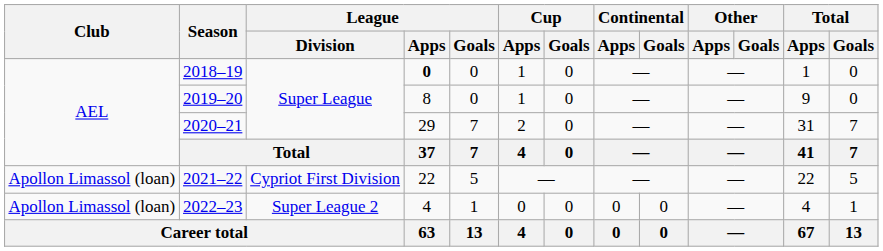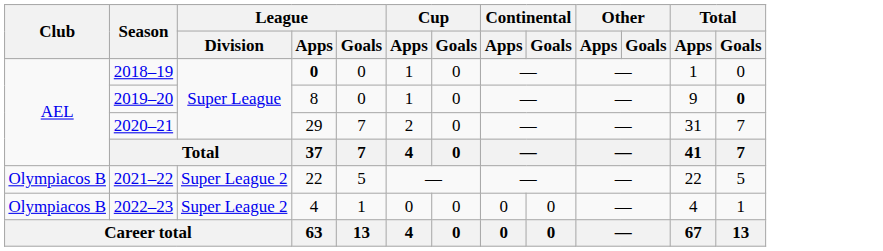(853, 98) normal -> (741, 98) bold
(92, 179) Apollon Limassol (loan) -> (57, 179) Olympiacos B
(325, 179) Cypriot First Division -> (234, 179) Super League 2
(92, 206) Apollon Limassol (loan) -> (57, 206) Olympiacos B
